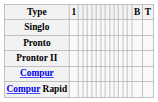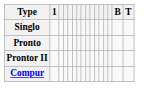- row: (37, 89)
